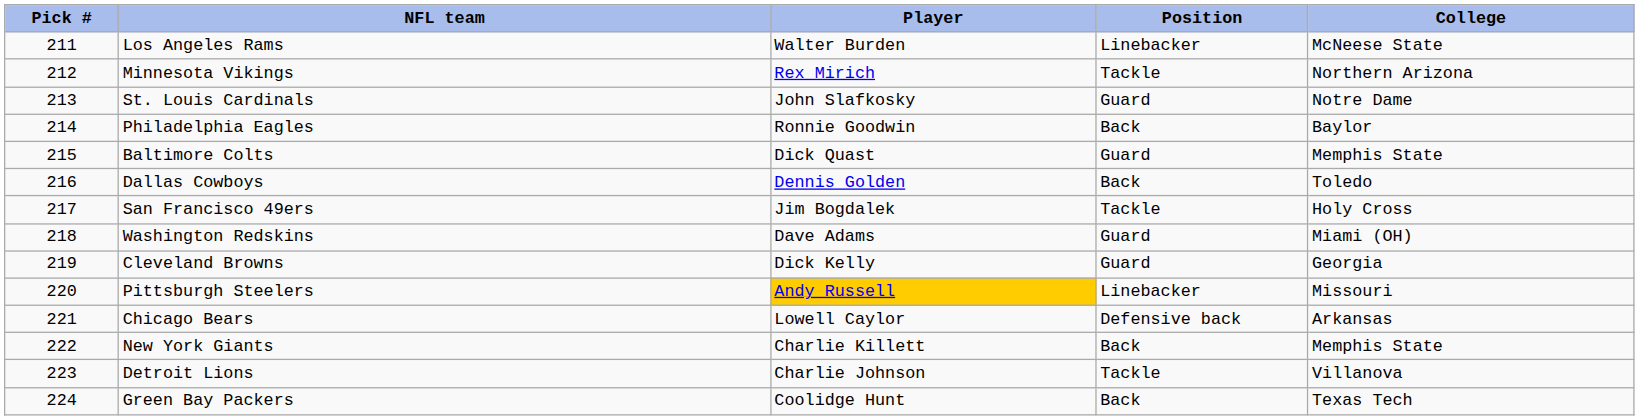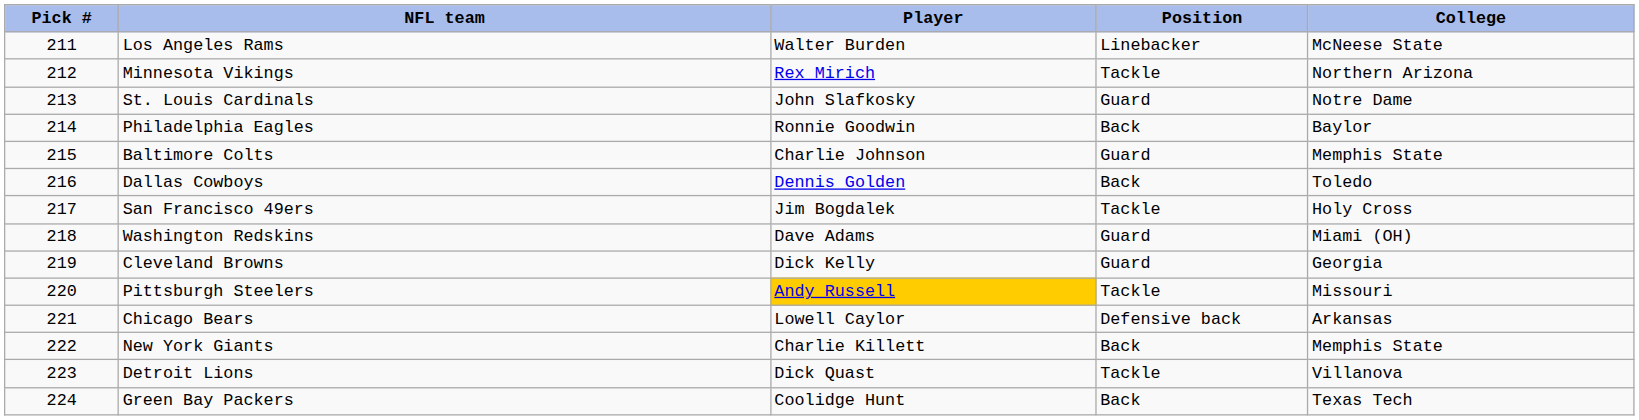(825, 155) Dick Quast -> (850, 155) Charlie Johnson
(1151, 292) Linebacker -> (1130, 292) Tackle
(850, 374) Charlie Johnson -> (825, 374) Dick Quast
